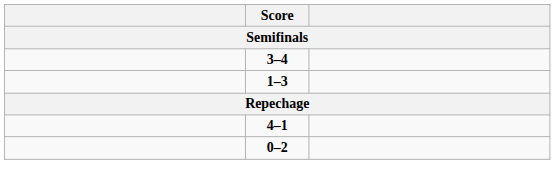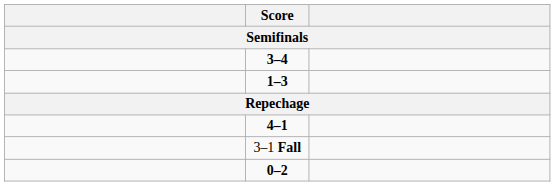+ row: (277, 147)
